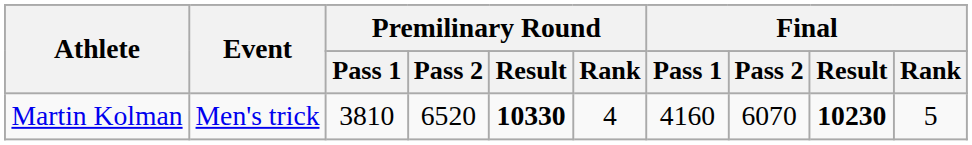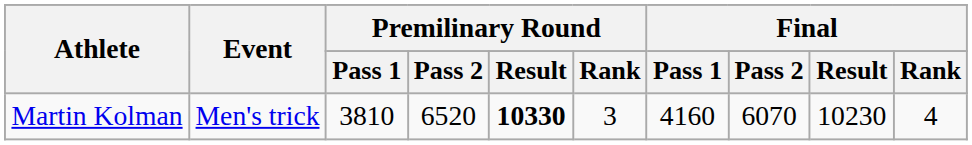(610, 116) 4 -> (610, 116) 3
(852, 116) bold -> (852, 116) normal
(931, 116) 5 -> (931, 116) 4
